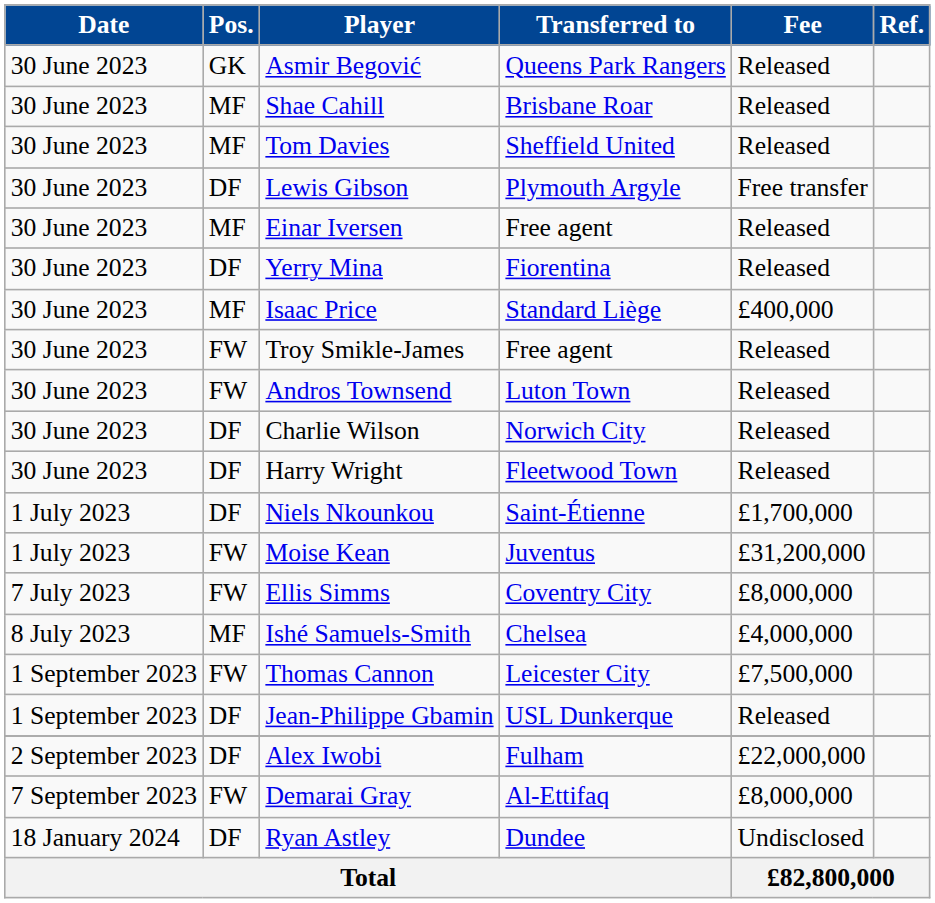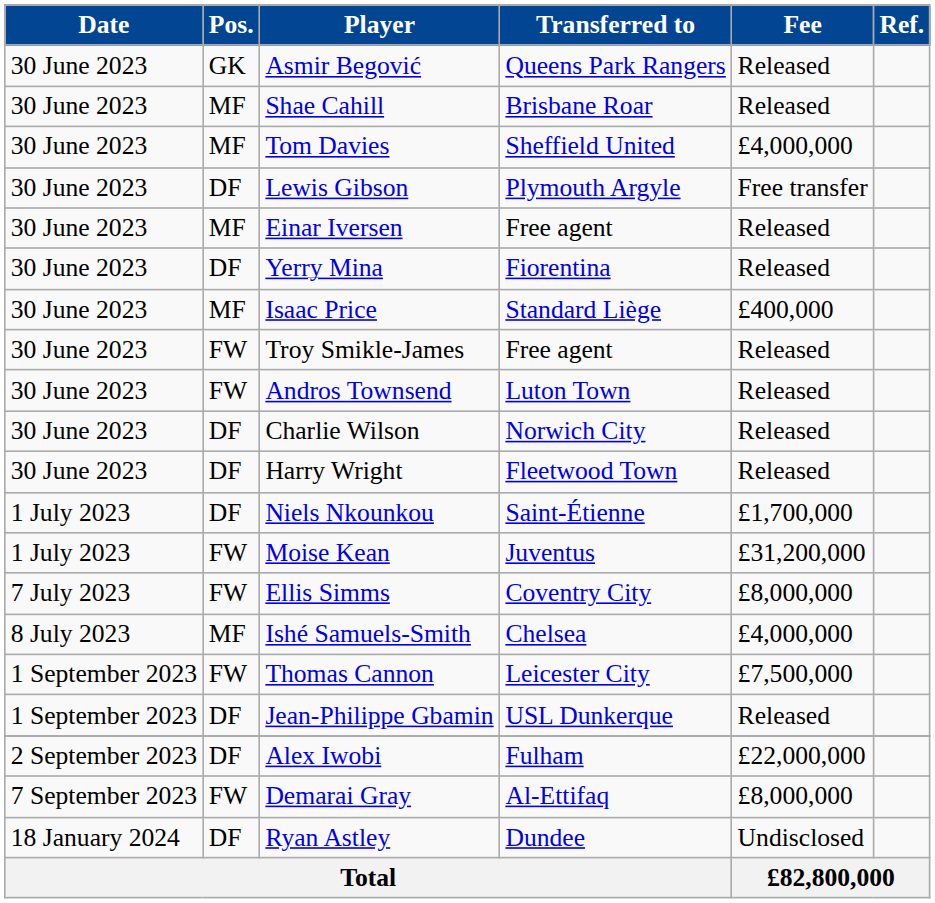(784, 146) Released -> (795, 146) £4,000,000
